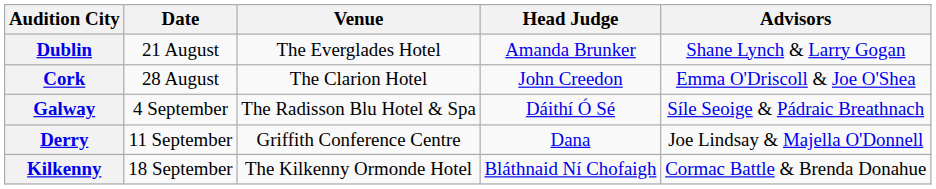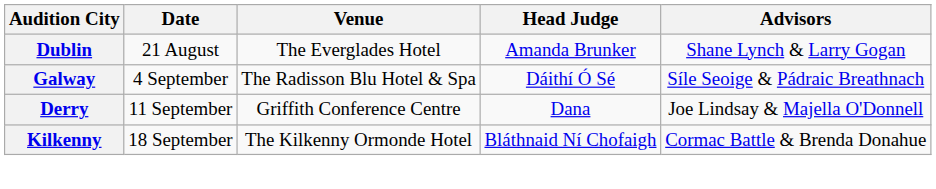- row: (64, 79)
